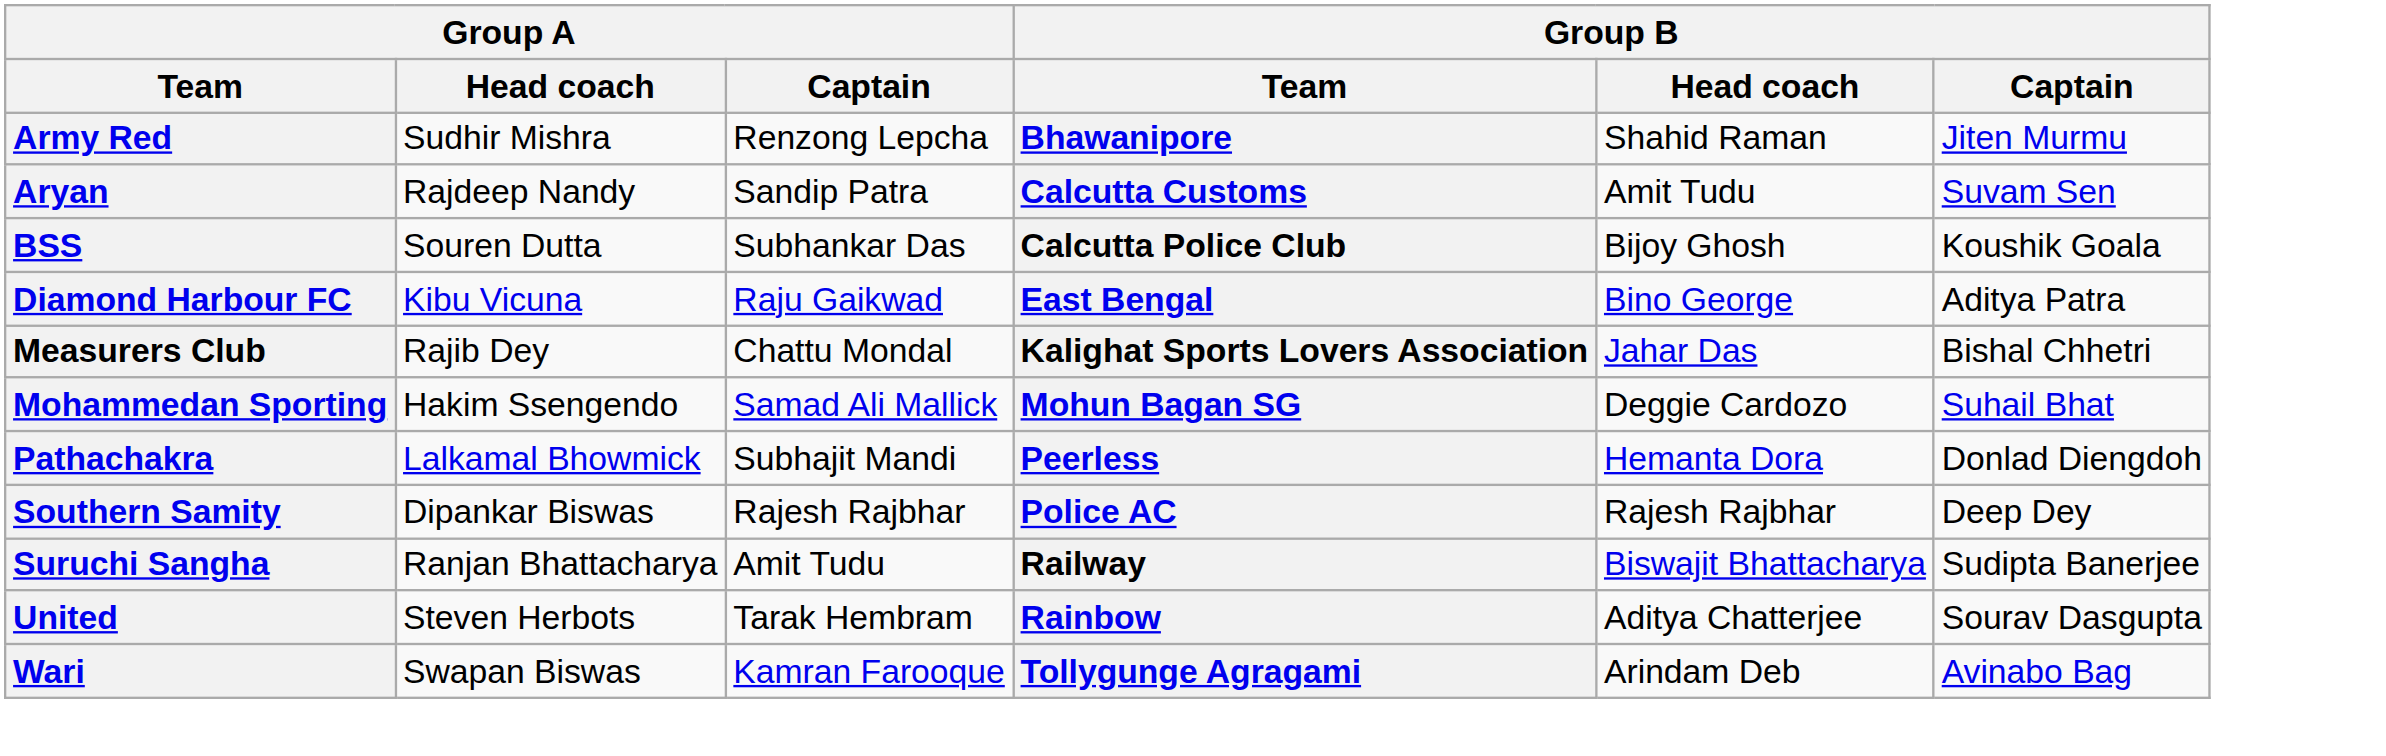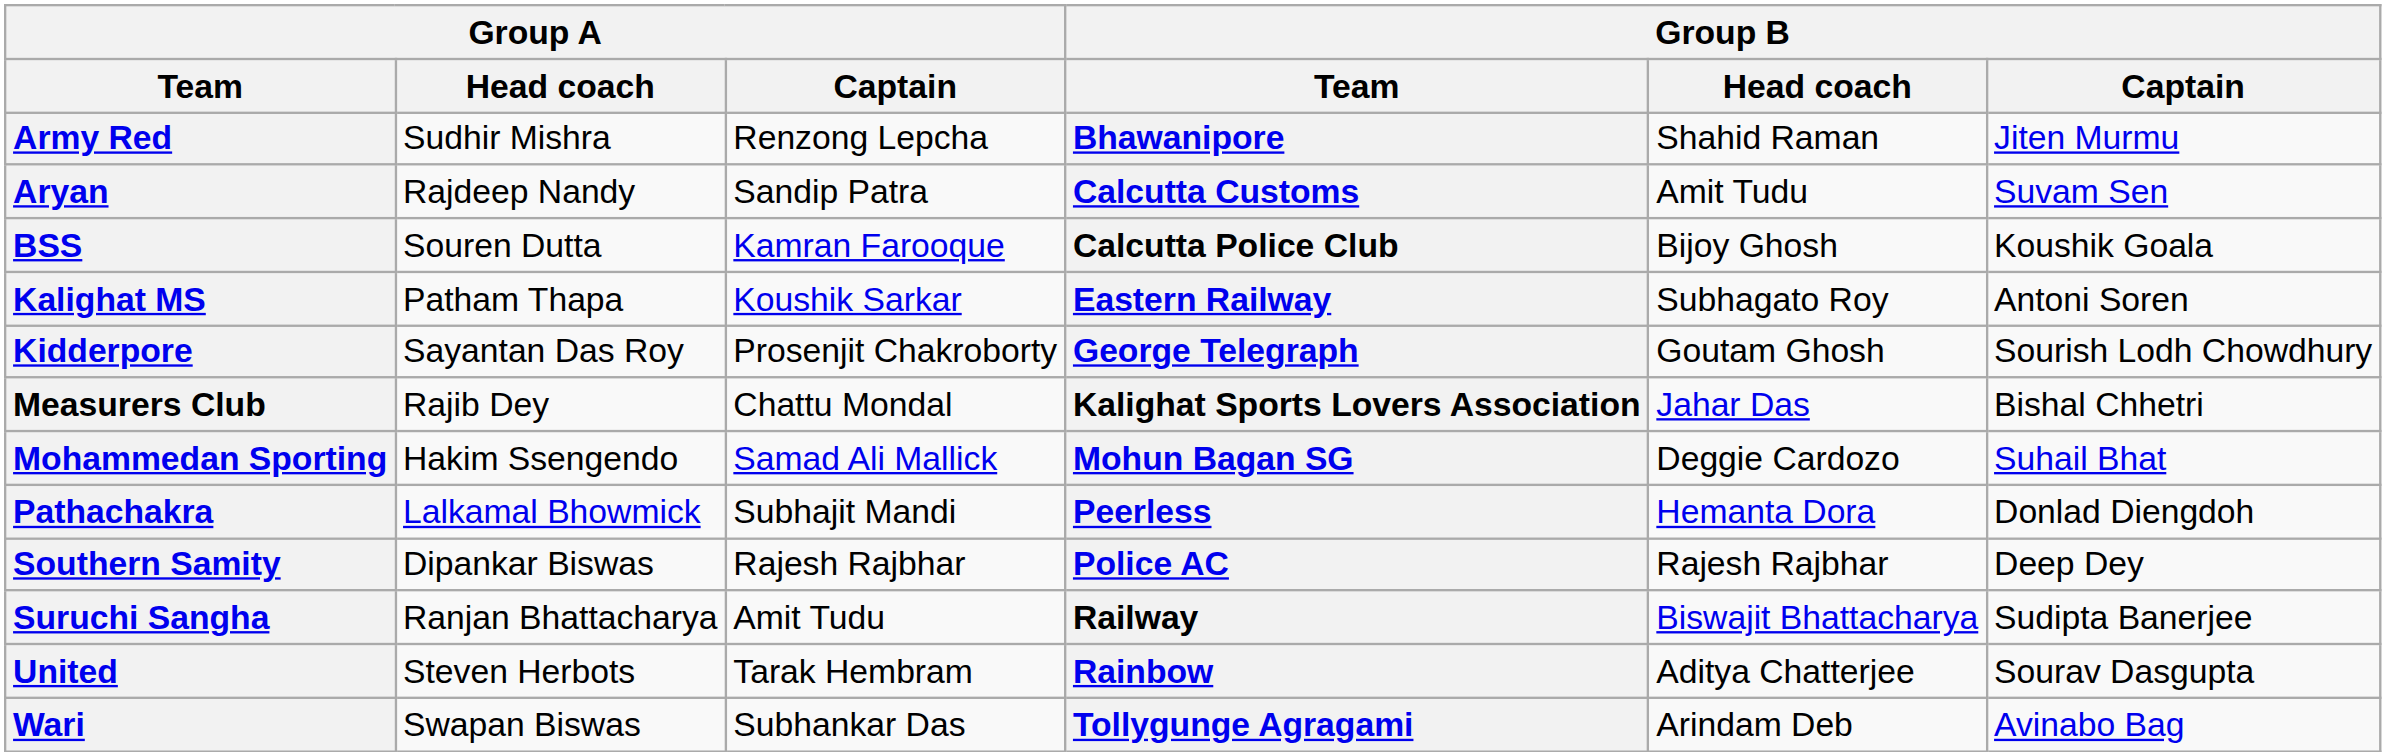(849, 245) Subhankar Das -> (869, 245) Kamran Farooque
- row: (182, 298)
+ row: (109, 298)
+ row: (103, 352)
(869, 671) Kamran Farooque -> (849, 724) Subhankar Das
